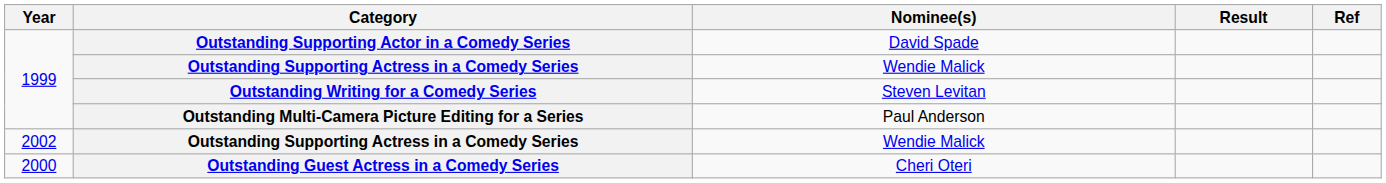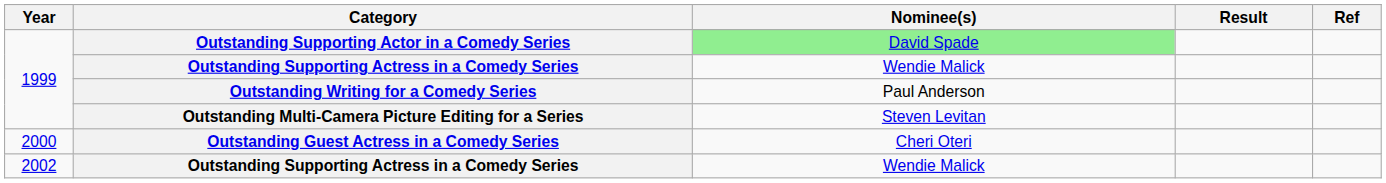(934, 42) no background -> (934, 42) lightgreen background
(934, 92) Steven Levitan -> (934, 92) Paul Anderson
(934, 117) Paul Anderson -> (934, 117) Steven Levitan
rows swapped: (39, 166) <-> (39, 141)
